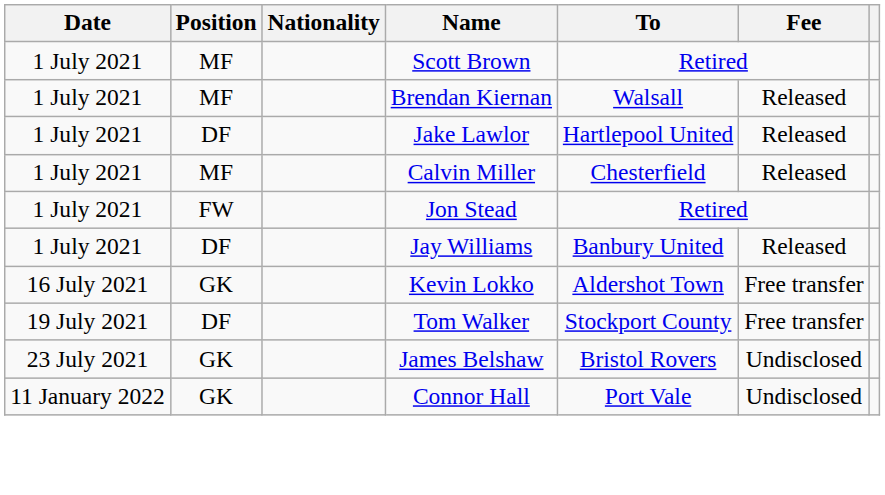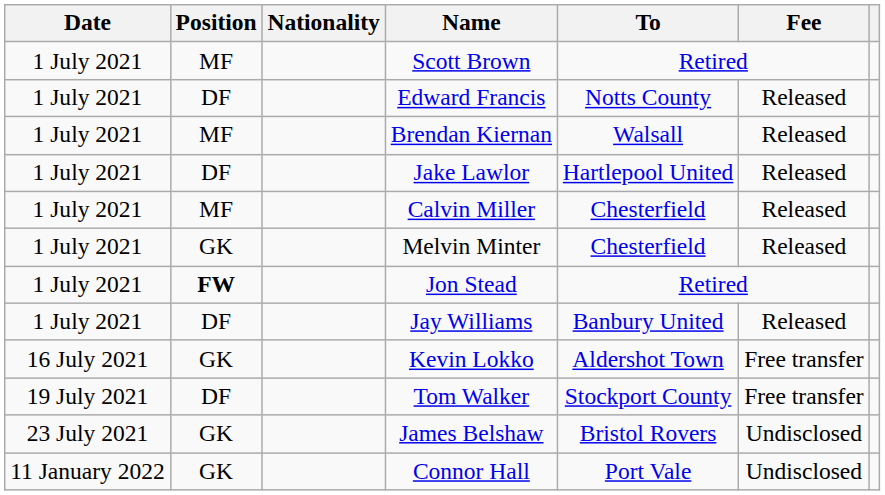+ row: (471, 97)
+ row: (471, 246)
(216, 209) normal -> (216, 284) bold
